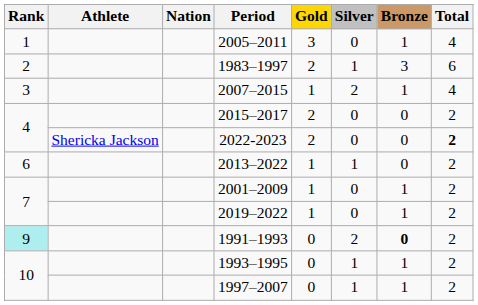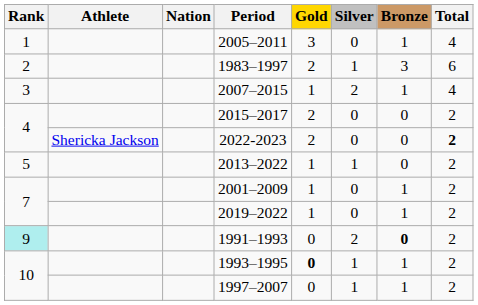(26, 164) 6 -> (26, 164) 5
(311, 262) normal -> (311, 262) bold
